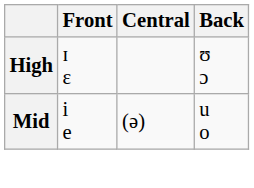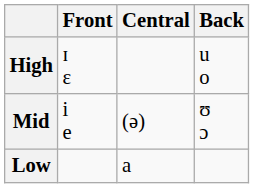(205, 65) ʊ ɔ -> (204, 65) u o
(204, 121) u o -> (205, 121) ʊ ɔ
+ row: (31, 165)
